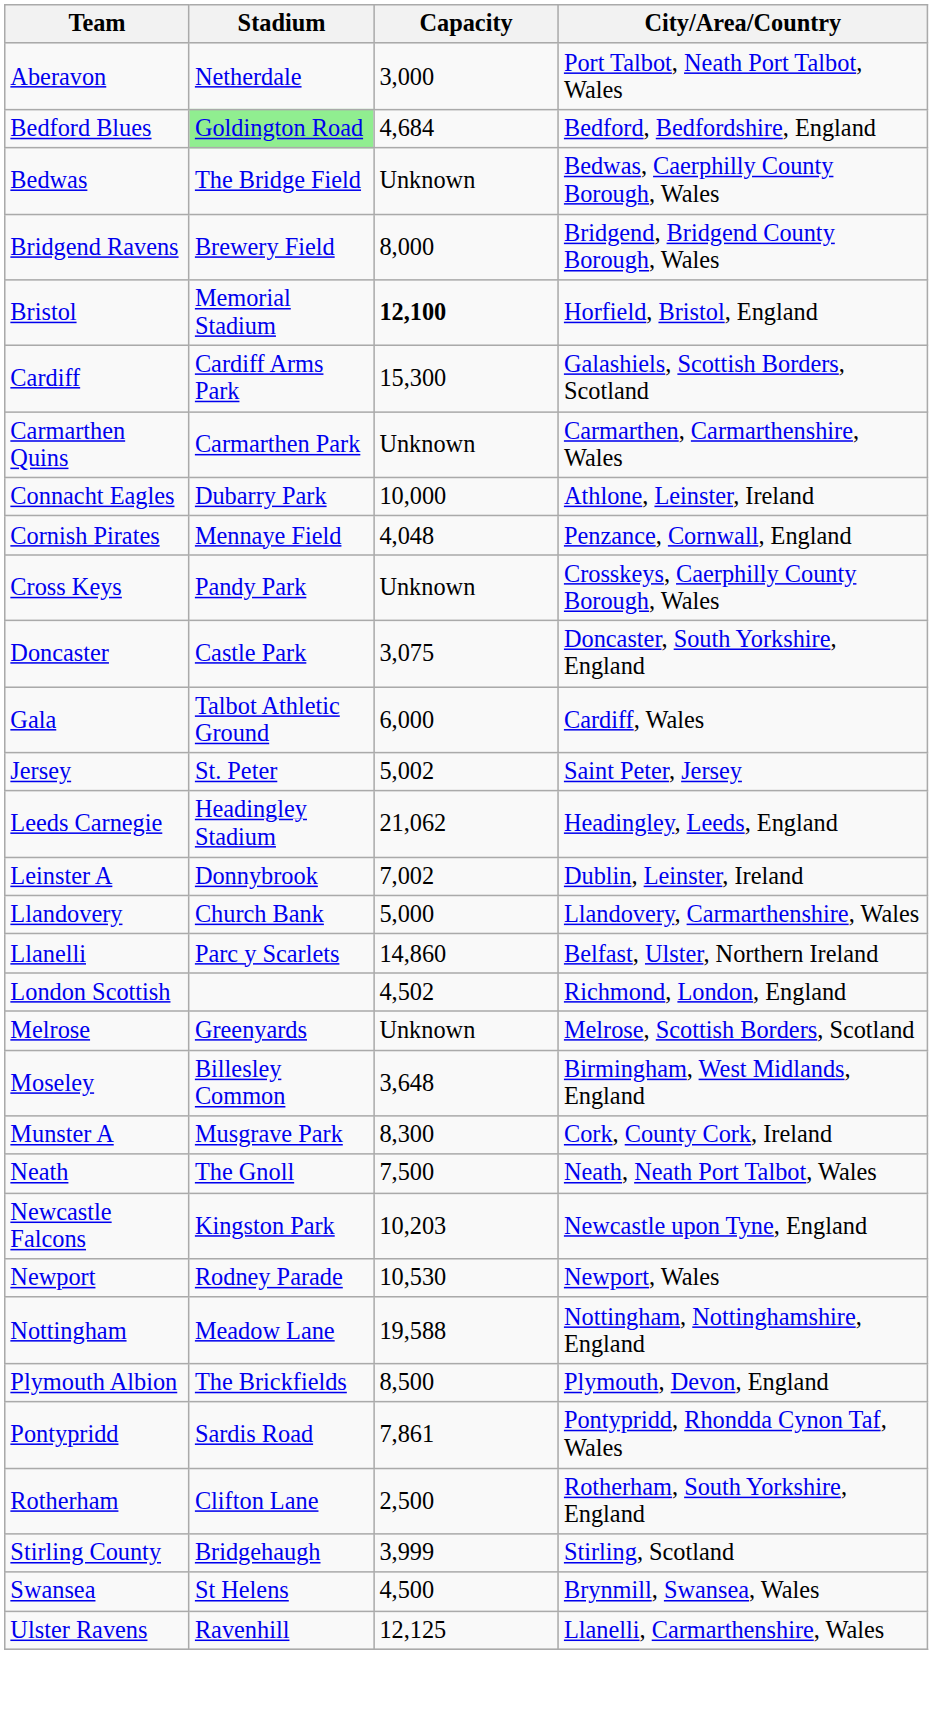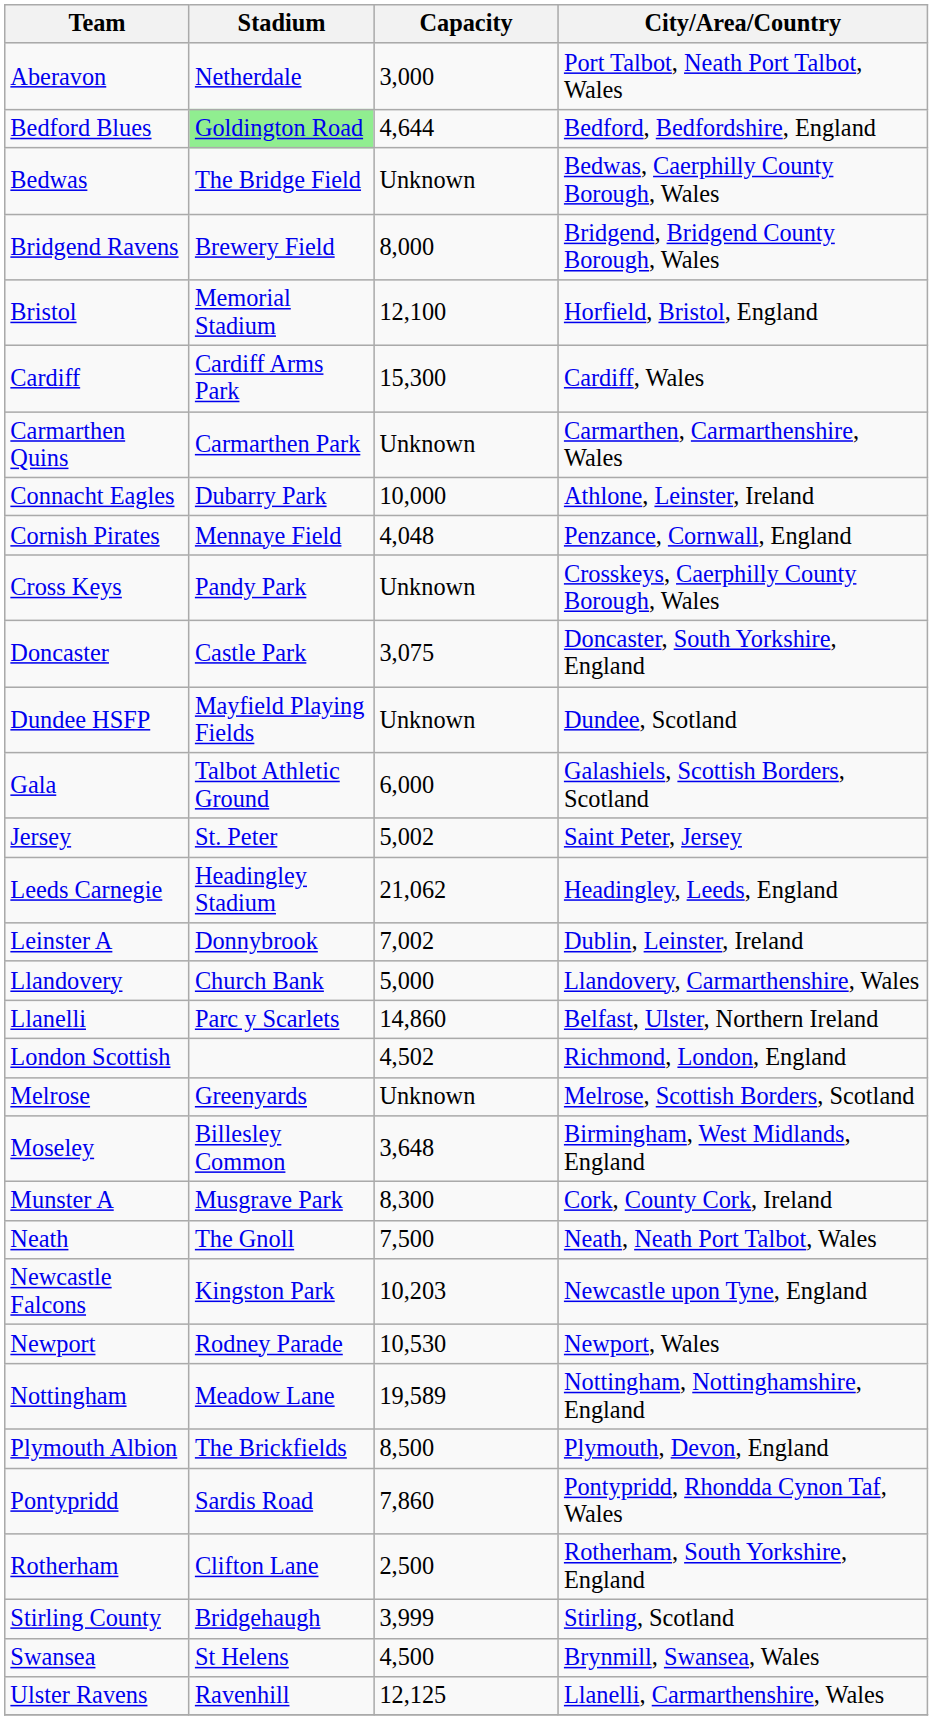(407, 128) 4,684 -> (407, 128) 4,644
(413, 312) bold -> (413, 312) normal
(704, 378) Galashiels, Scottish Borders, Scotland -> (634, 378) Cardiff, Wales
+ row: (80, 719)
(634, 719) Cardiff, Wales -> (704, 785) Galashiels, Scottish Borders, Scotland
(413, 1330) 19,588 -> (413, 1395) 19,589
(407, 1434) 7,861 -> (407, 1500) 7,860
